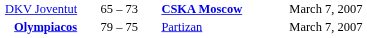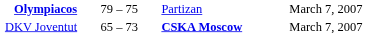rows swapped: (46, 26) <-> (41, 9)
